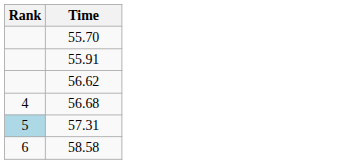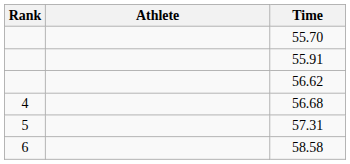+ column: (158, 15)
(25, 125) lightblue background -> (25, 125) no background
